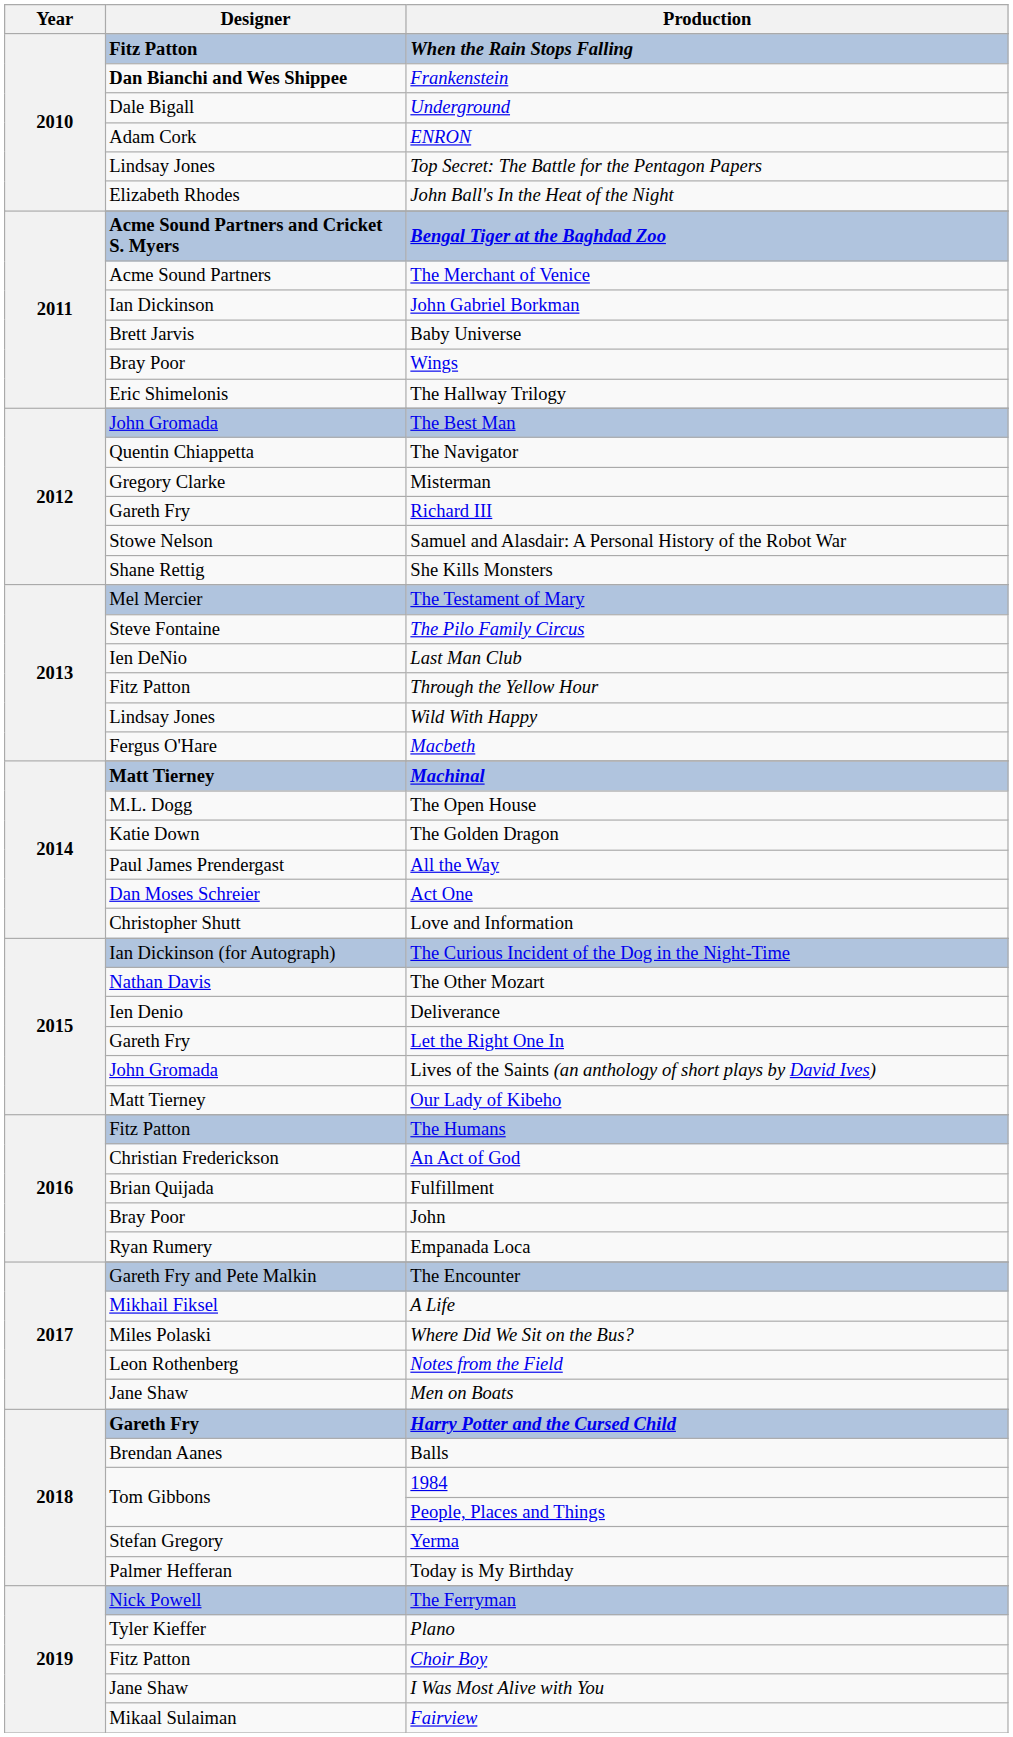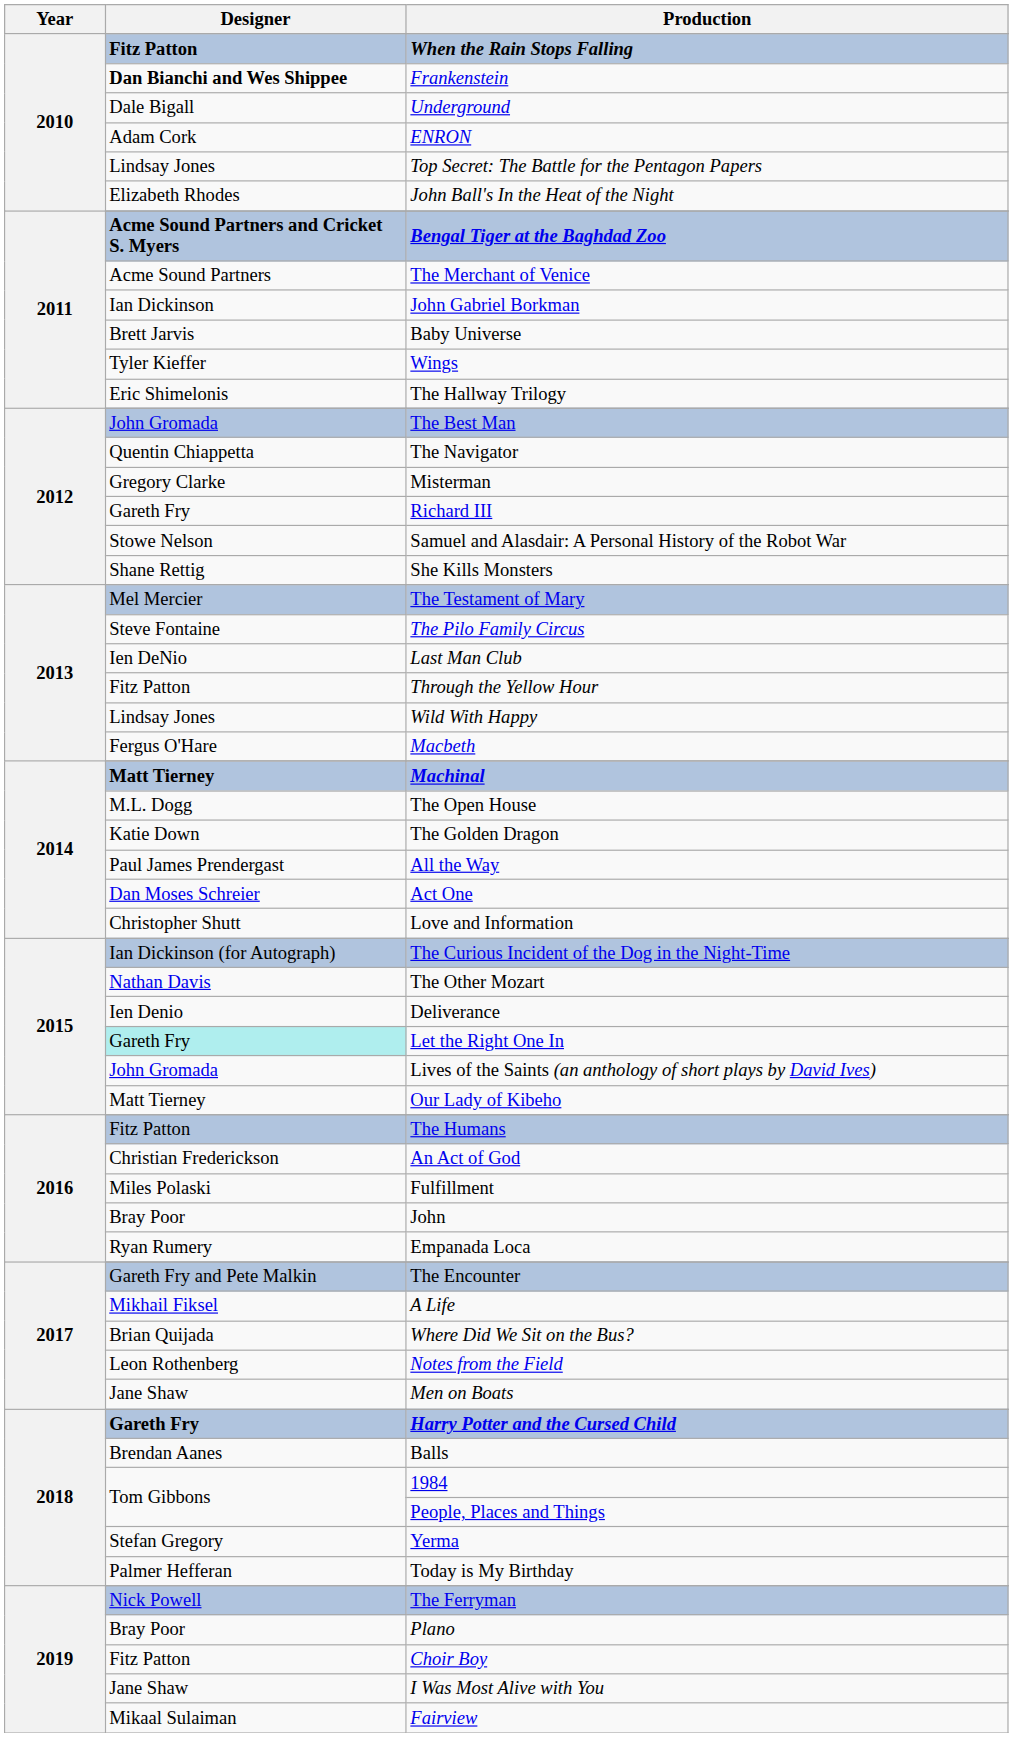(147, 363) Bray Poor -> (158, 363) Tyler Kieffer
(150, 1040) no background -> (150, 1040) paleturquoise background
(162, 1188) Brian Quijada -> (160, 1188) Miles Polaski
(160, 1335) Miles Polaski -> (162, 1335) Brian Quijada
(158, 1629) Tyler Kieffer -> (147, 1629) Bray Poor
